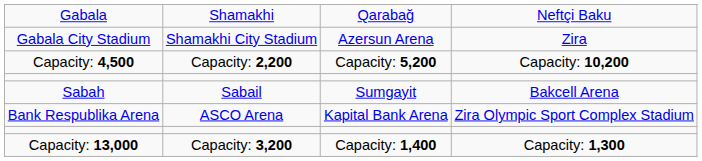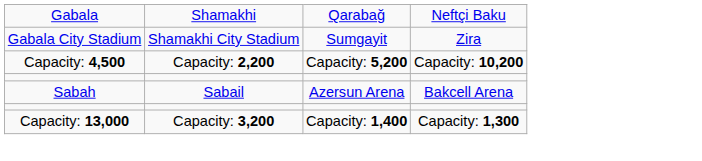(386, 39) Azersun Arena -> (357, 39) Sumgayit
(386, 92) Sumgayit -> (357, 92) Azersun Arena
- row: (83, 115)
